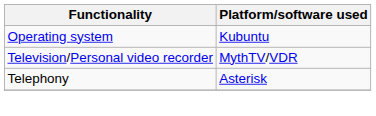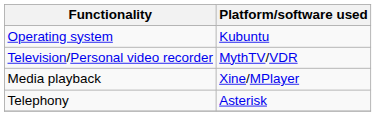+ row: (54, 79)
